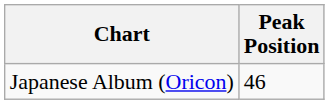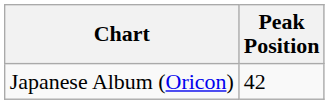(255, 81) 46 -> (255, 81) 42
